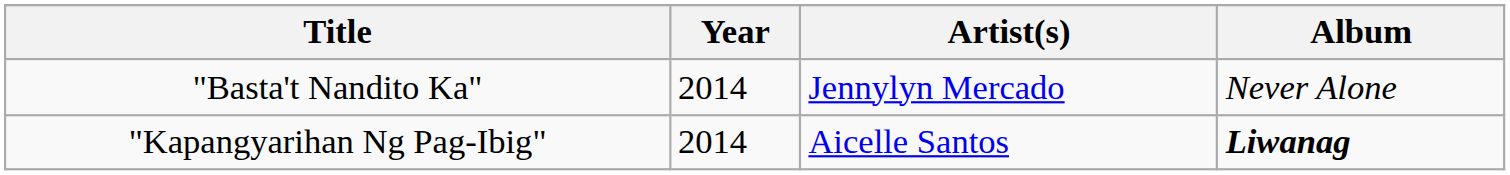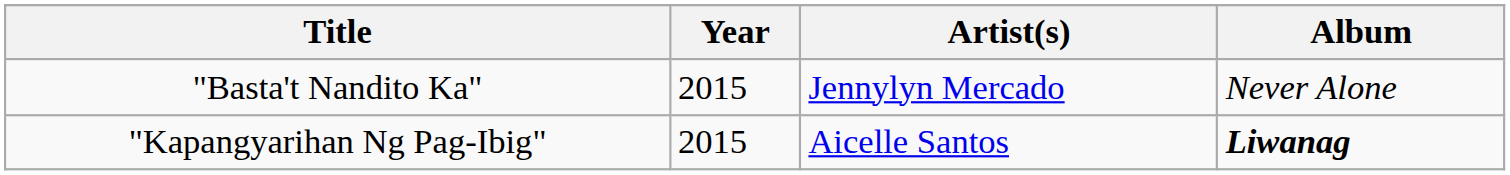(713, 86) 2014 -> (713, 86) 2015
(713, 141) 2014 -> (713, 141) 2015
